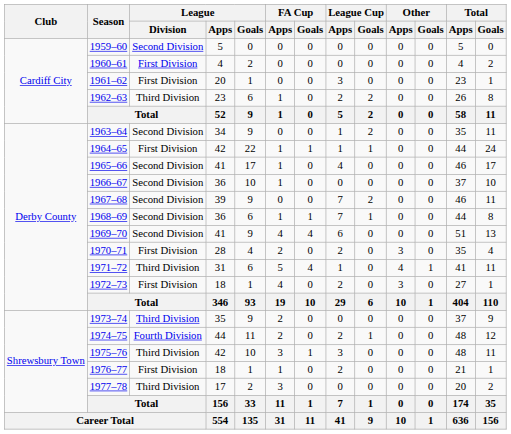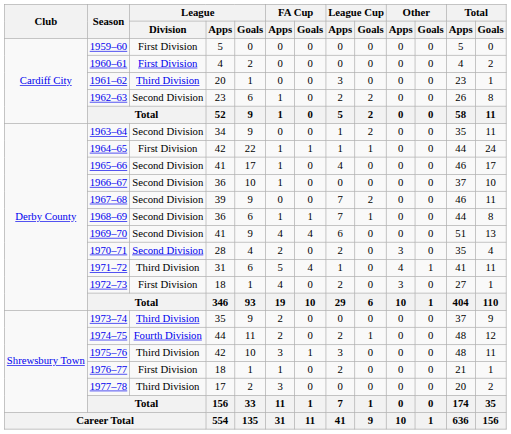(168, 47) Second Division -> (168, 47) First Division
(168, 81) First Division -> (168, 81) Third Division
(168, 98) Third Division -> (168, 98) Second Division
(168, 251) First Division -> (168, 251) Second Division
